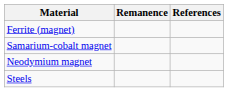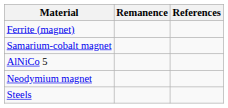+ row: (27, 62)
